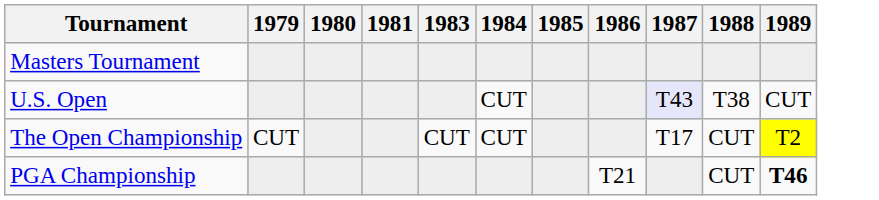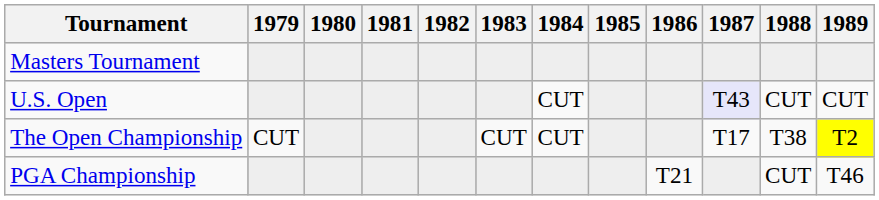+ column: (447, 23)
(731, 99) T38 -> (788, 99) CUT
(731, 138) CUT -> (788, 138) T38
(788, 176) bold -> (845, 176) normal
